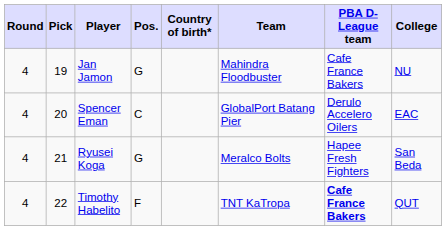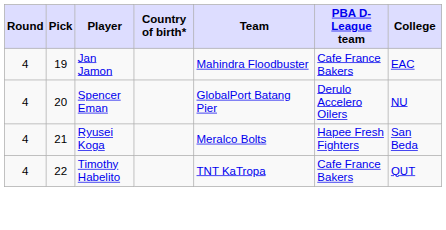- column: (146, 26)
(403, 70) NU -> (403, 64) EAC
(406, 114) EAC -> (399, 102) NU
(346, 203) bold -> (349, 170) normal
